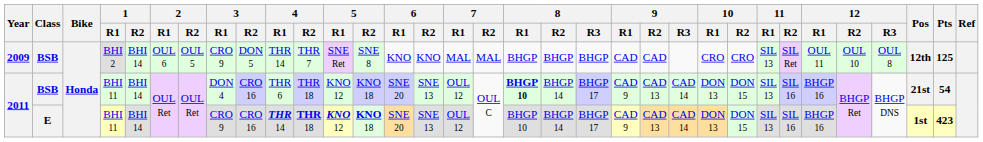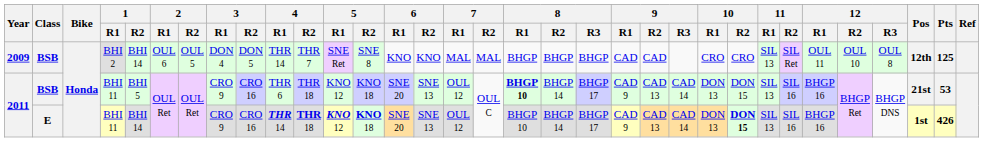(221, 57) CRO 9 -> (221, 57) DON 4
(138, 89) BHI 14 -> (138, 89) BHI 5
(221, 89) DON 4 -> (221, 89) CRO 9
(945, 89) 54 -> (945, 89) 53
(742, 121) normal -> (743, 121) bold
(945, 121) 423 -> (945, 121) 426
